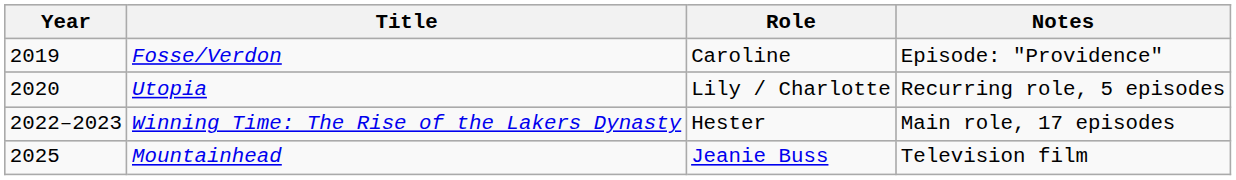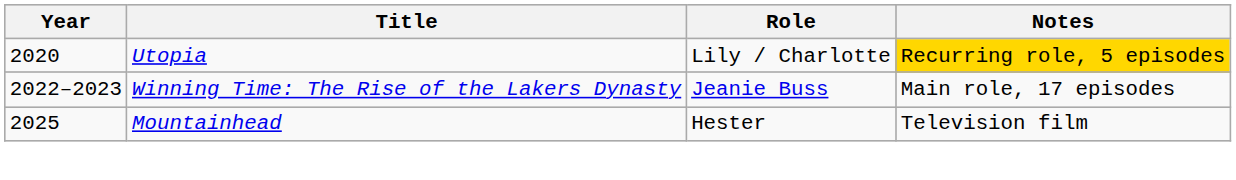- row: (207, 56)
(1063, 90) no background -> (1063, 56) gold background
(729, 123) Hester -> (760, 90) Jeanie Buss
(760, 157) Jeanie Buss -> (729, 123) Hester
